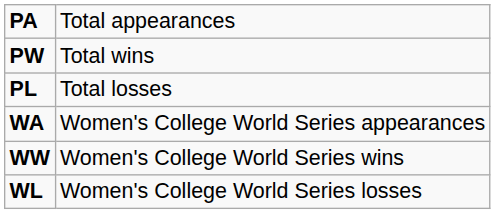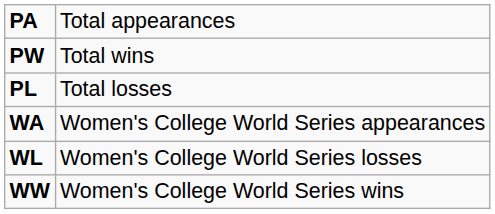rows swapped: (30, 157) <-> (26, 191)
